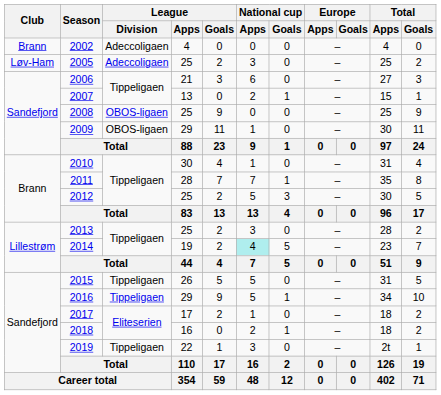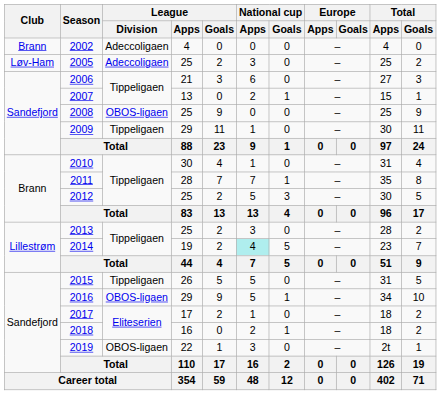(137, 130) OBOS-ligaen -> (137, 130) Tippeligaen
(137, 297) Tippeligaen -> (137, 297) OBOS-ligaen
(137, 347) Tippeligaen -> (137, 347) OBOS-ligaen
